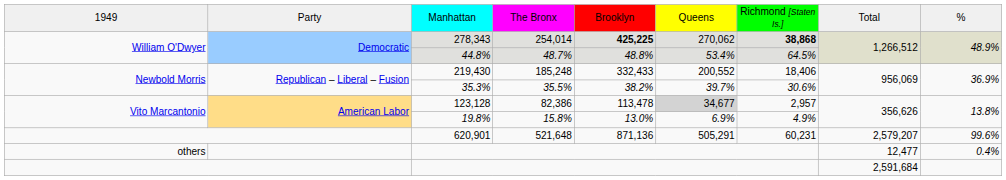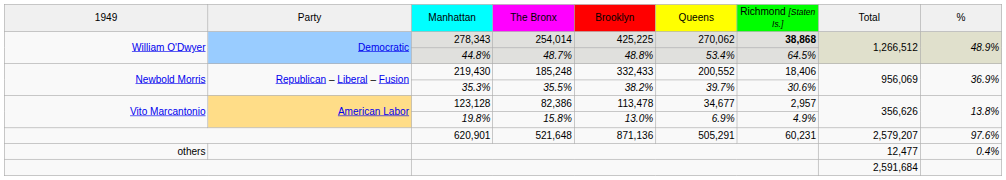(635, 39) bold -> (635, 39) normal
(719, 103) lightgrey background -> (719, 103) no background
(985, 135) 99.6% -> (985, 135) 97.6%
